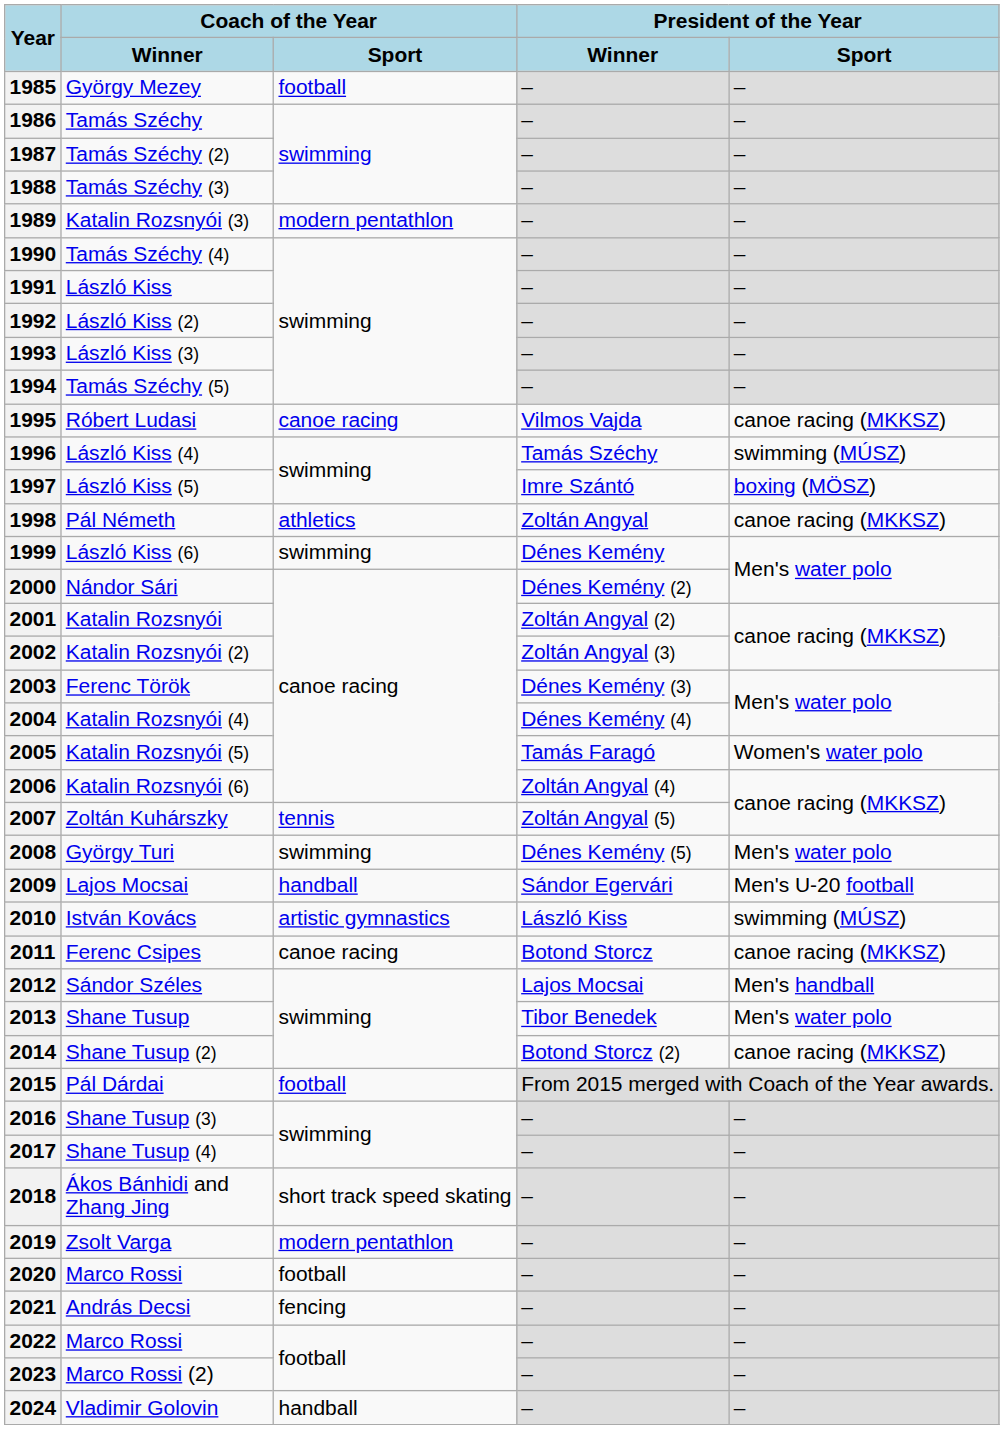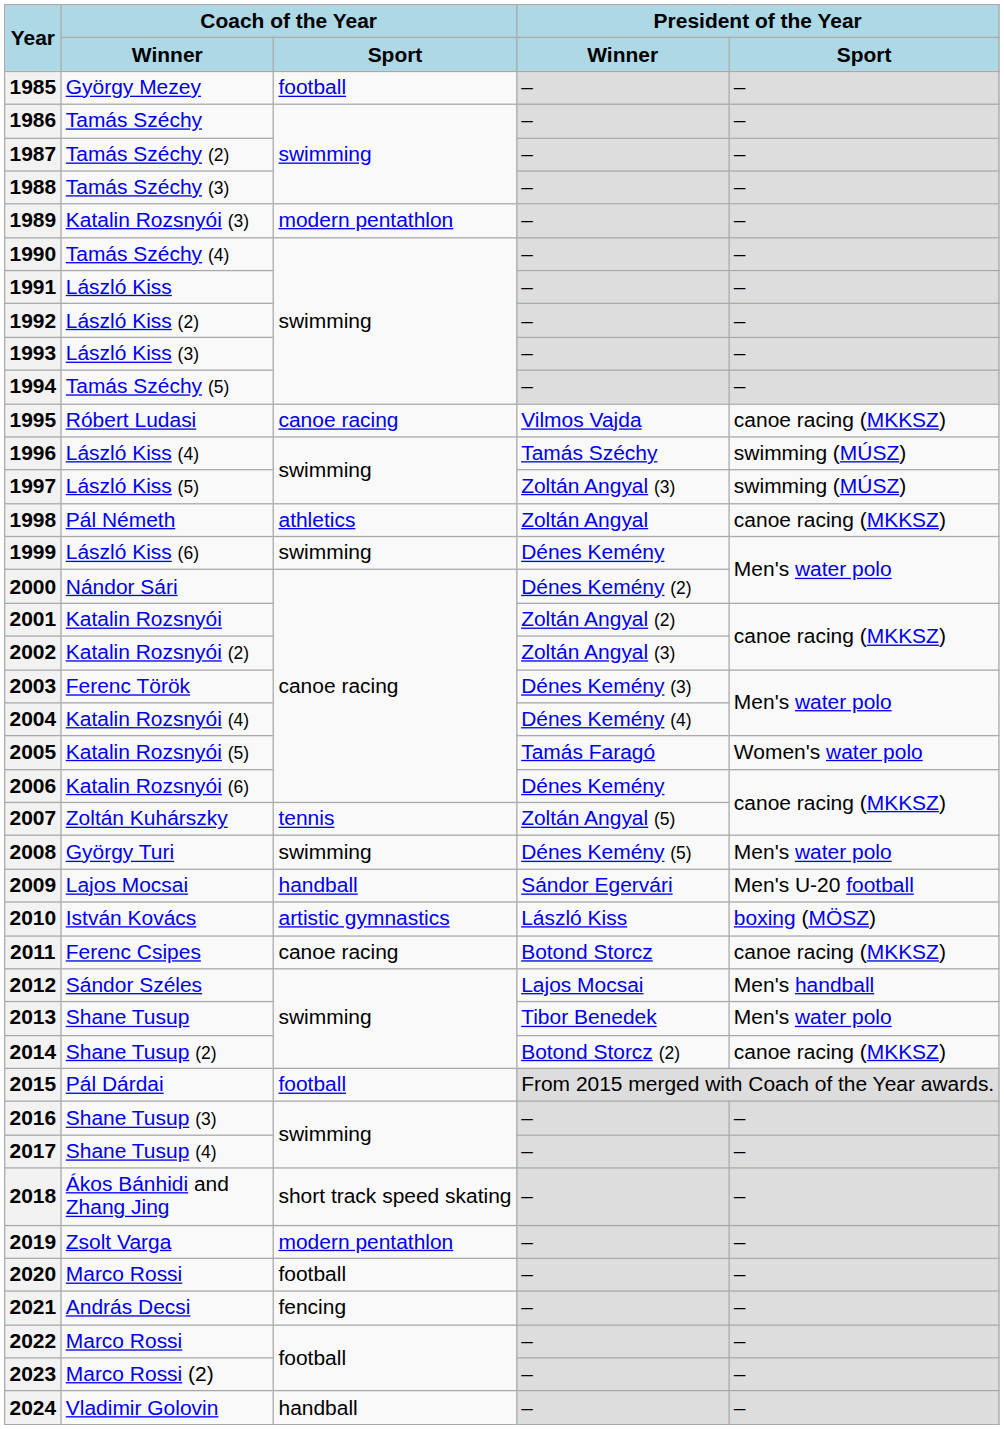(578, 486) Imre Szántó -> (598, 486) Zoltán Angyal (3)
(805, 486) boxing (MÖSZ) -> (820, 486) swimming (MÚSZ)
(598, 785) Zoltán Angyal (4) -> (593, 785) Dénes Kemény
(820, 918) swimming (MÚSZ) -> (805, 918) boxing (MÖSZ)
